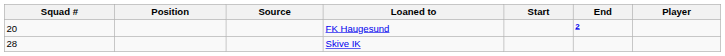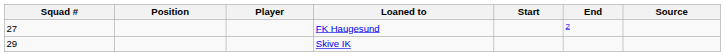columns swapped: (677, 12) <-> (275, 12)
(12, 28) 20 -> (12, 28) 27
(578, 28) bold -> (568, 26) normal
(12, 44) 28 -> (12, 44) 29
